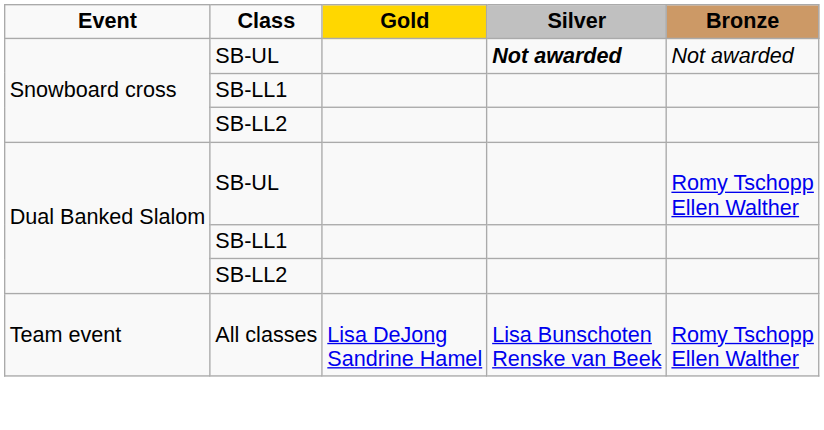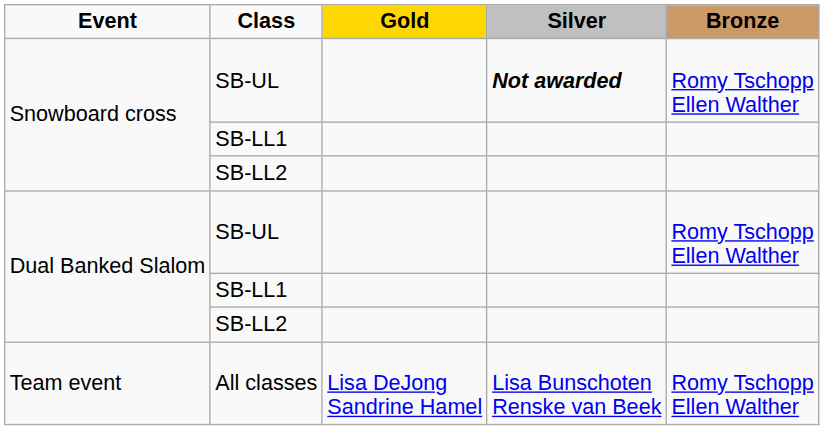(733, 55) Not awarded -> (743, 92) Romy Tschopp Ellen Walther
